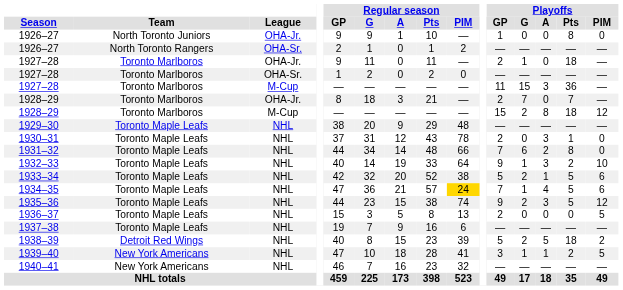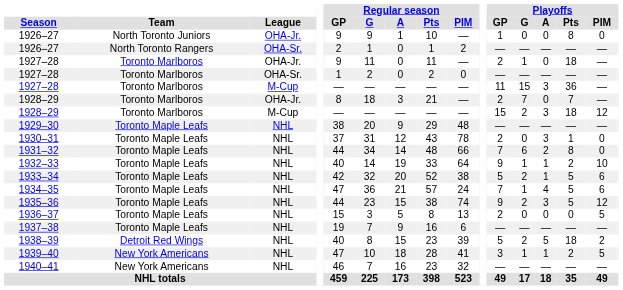(546, 112) 8 -> (546, 112) 3
(546, 164) 3 -> (546, 164) 1
(463, 189) gold background -> (463, 189) no background
